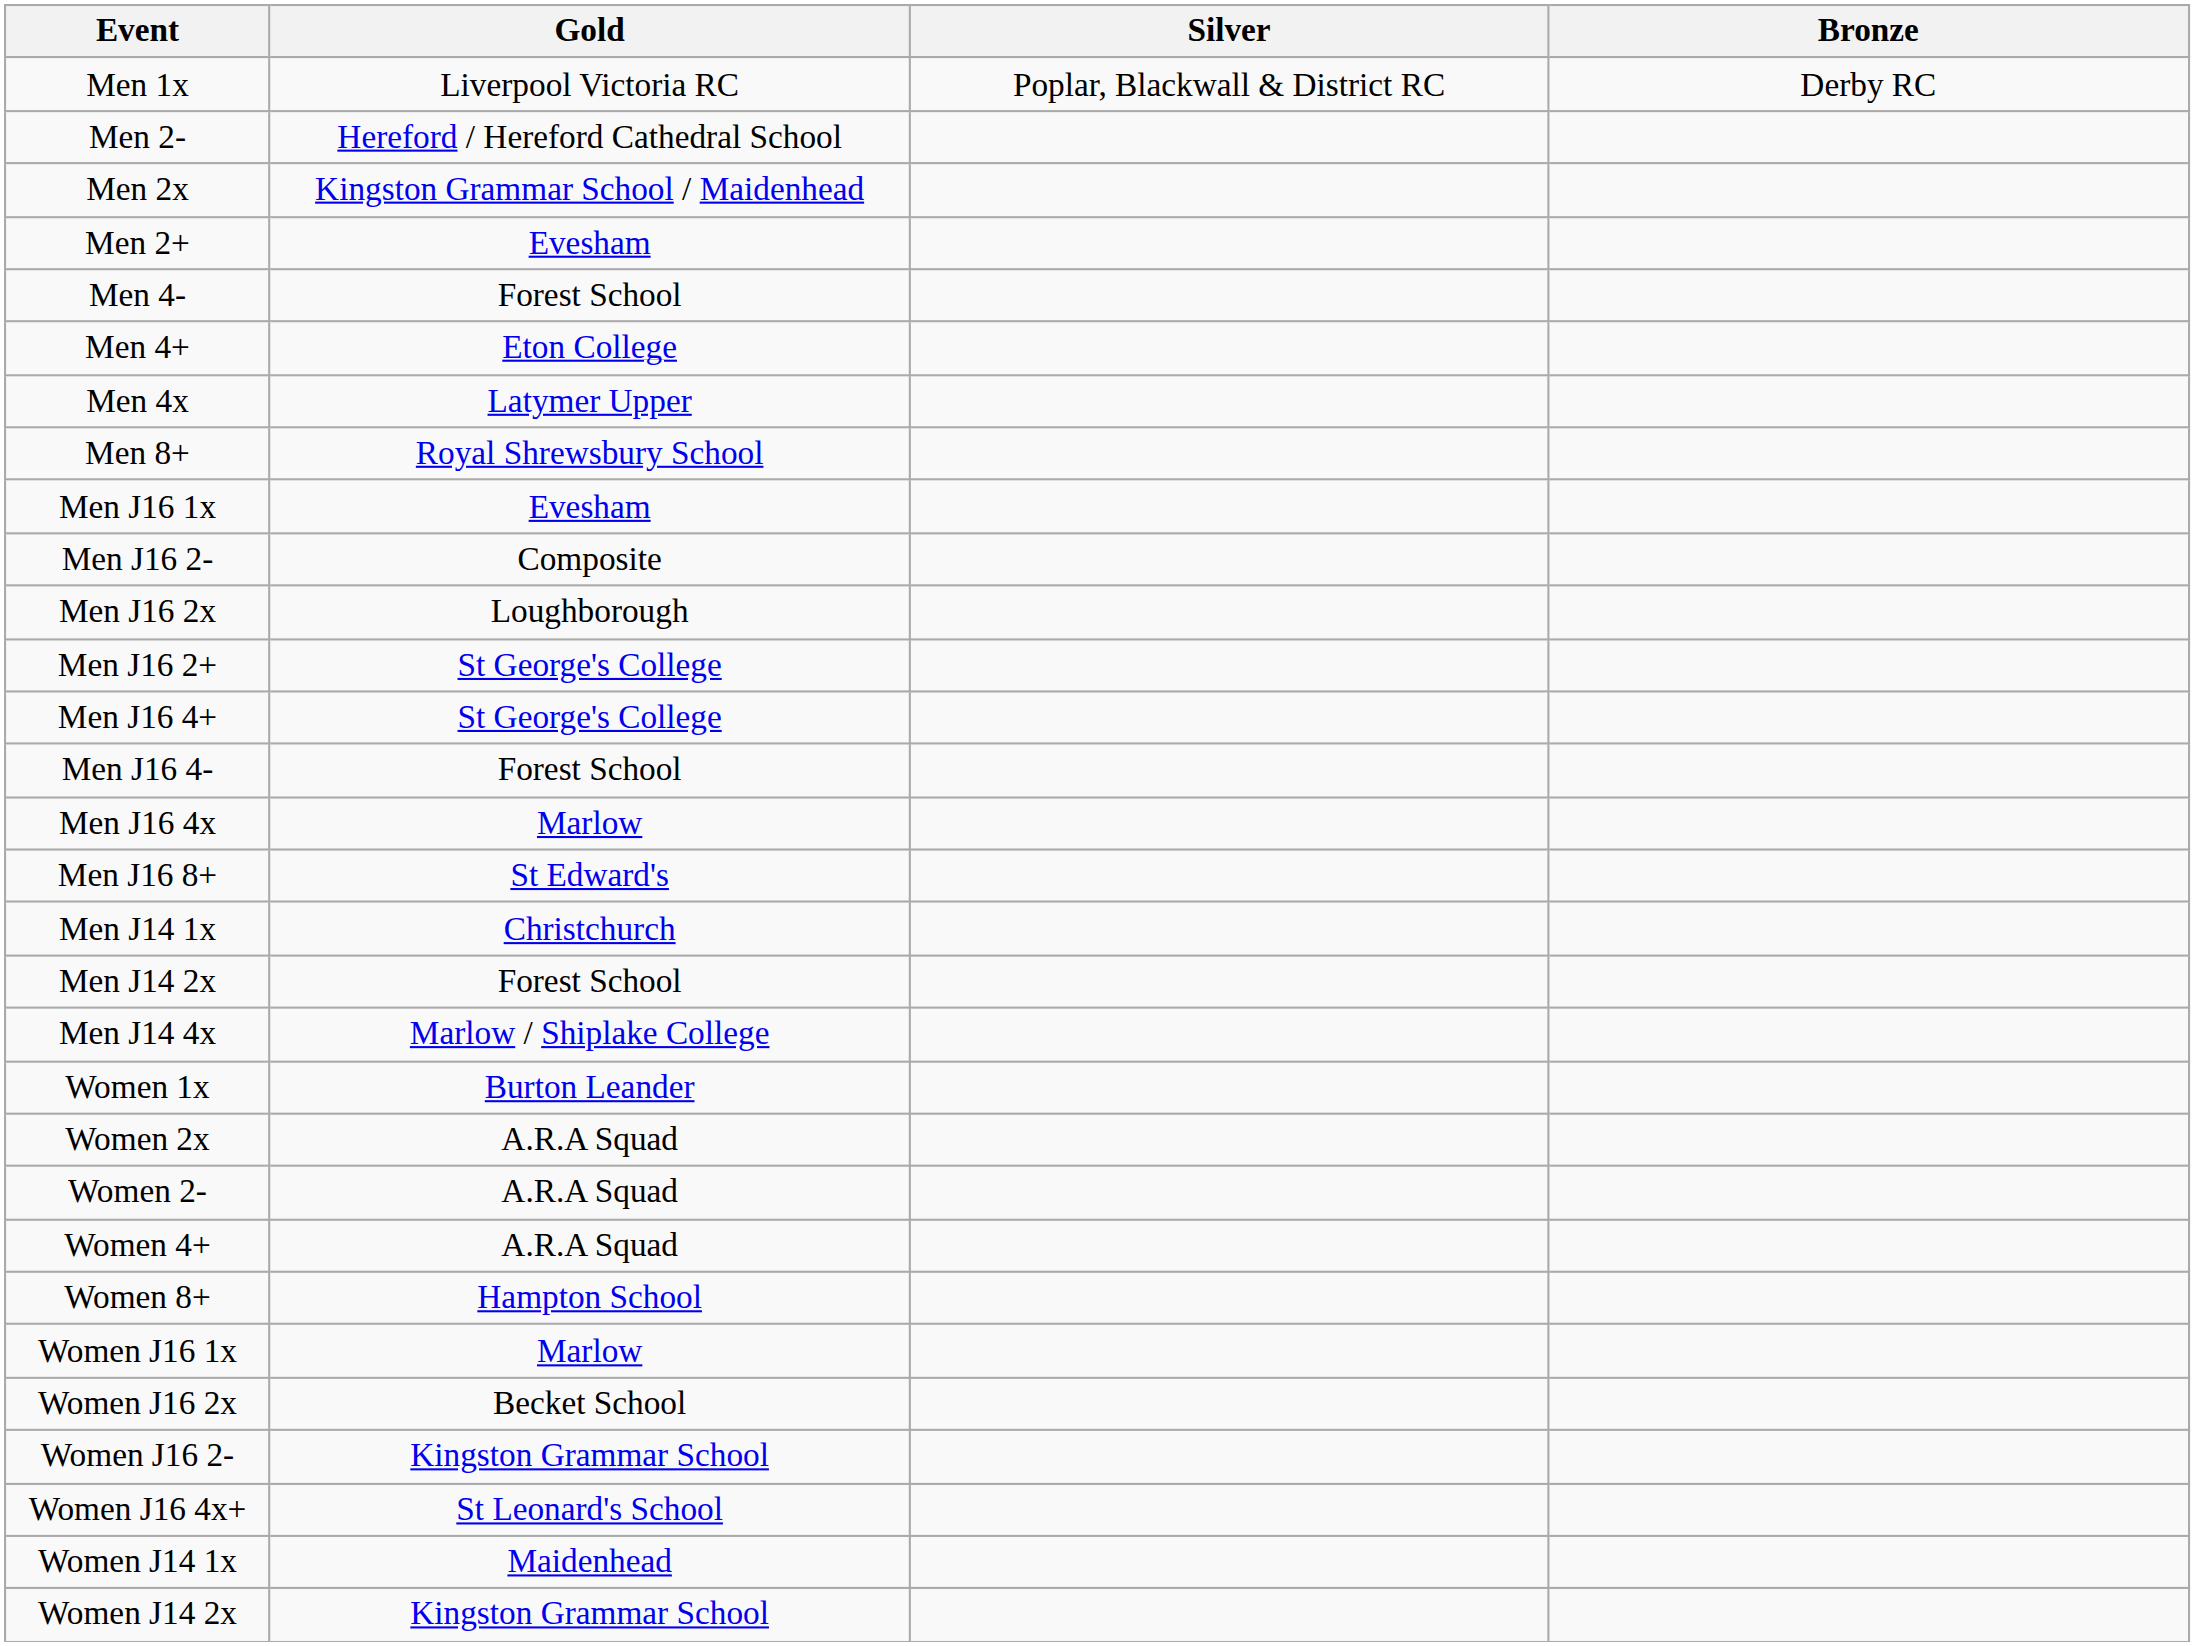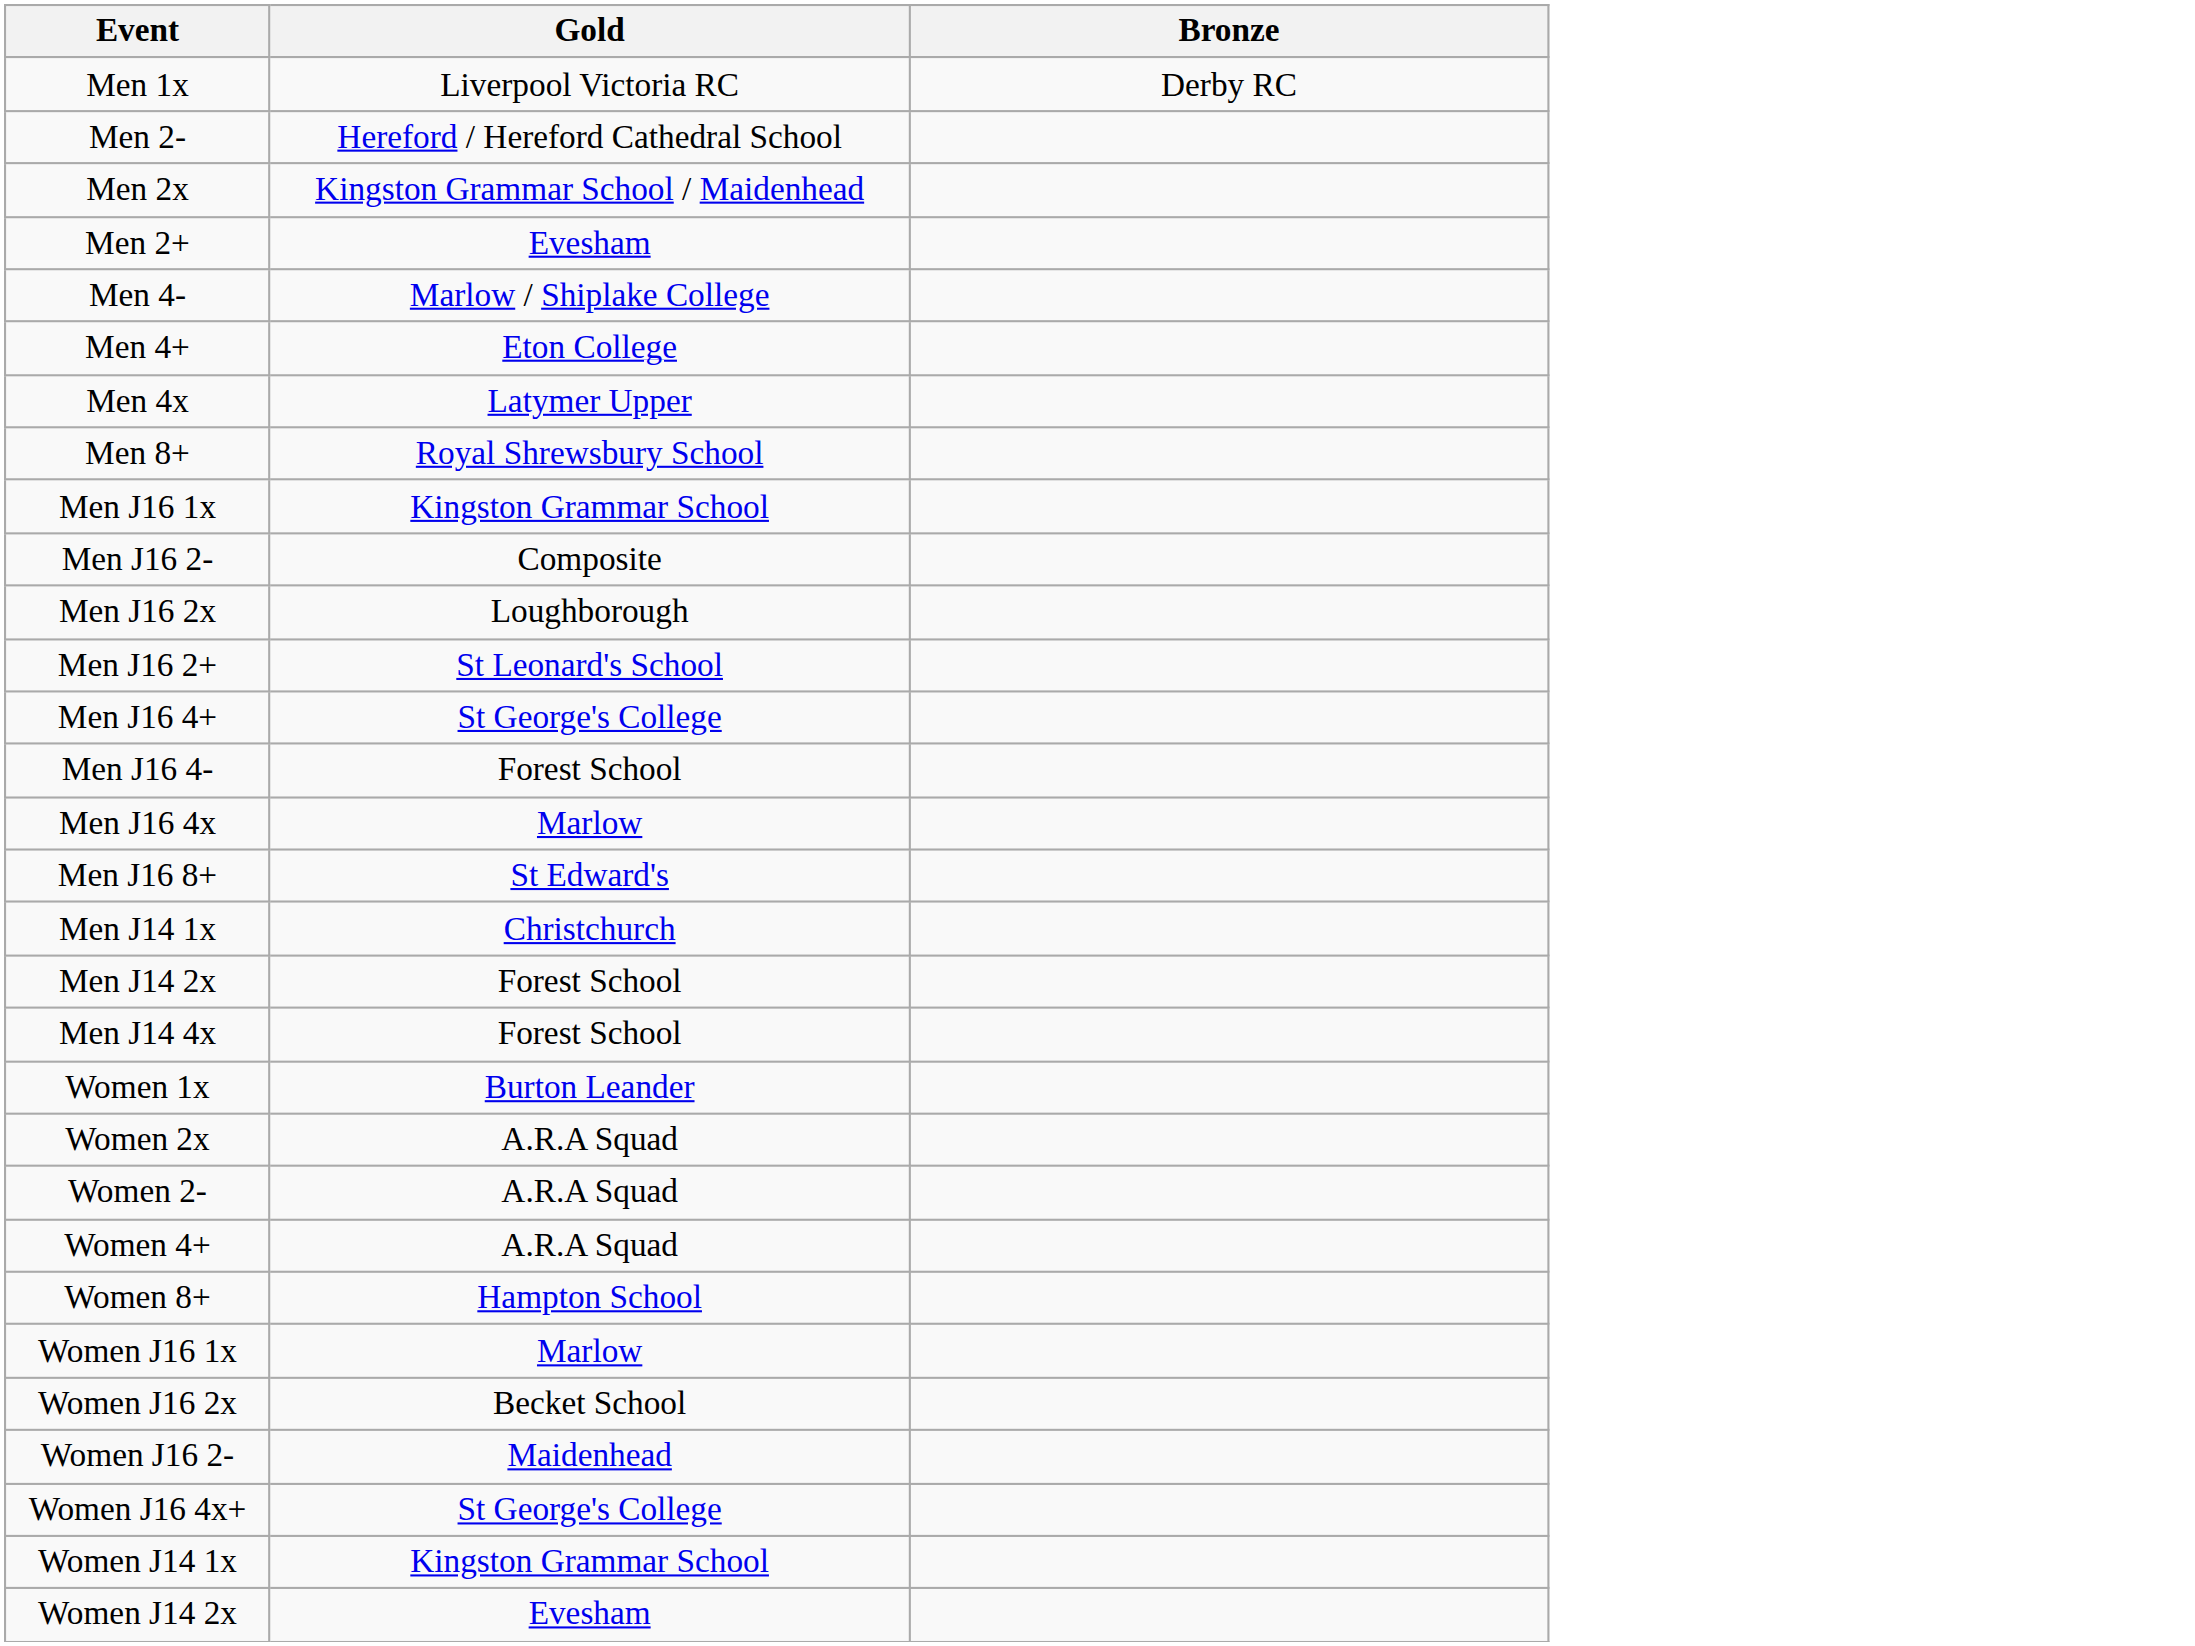- column: (1229, 30)
(590, 294) Forest School -> (590, 294) Marlow / Shiplake College
(590, 505) Evesham -> (590, 505) Kingston Grammar School
(590, 664) St George's College -> (590, 664) St Leonard's School
(590, 1033) Marlow / Shiplake College -> (590, 1033) Forest School
(590, 1455) Kingston Grammar School -> (590, 1455) Maidenhead
(590, 1508) St Leonard's School -> (590, 1508) St George's College
(590, 1561) Maidenhead -> (590, 1561) Kingston Grammar School
(590, 1614) Kingston Grammar School -> (590, 1614) Evesham
